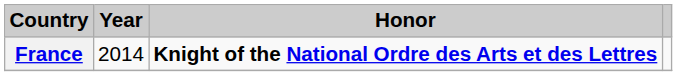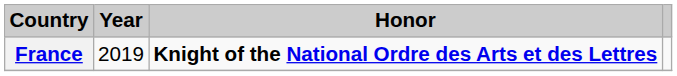(121, 53) 2014 -> (121, 53) 2019
